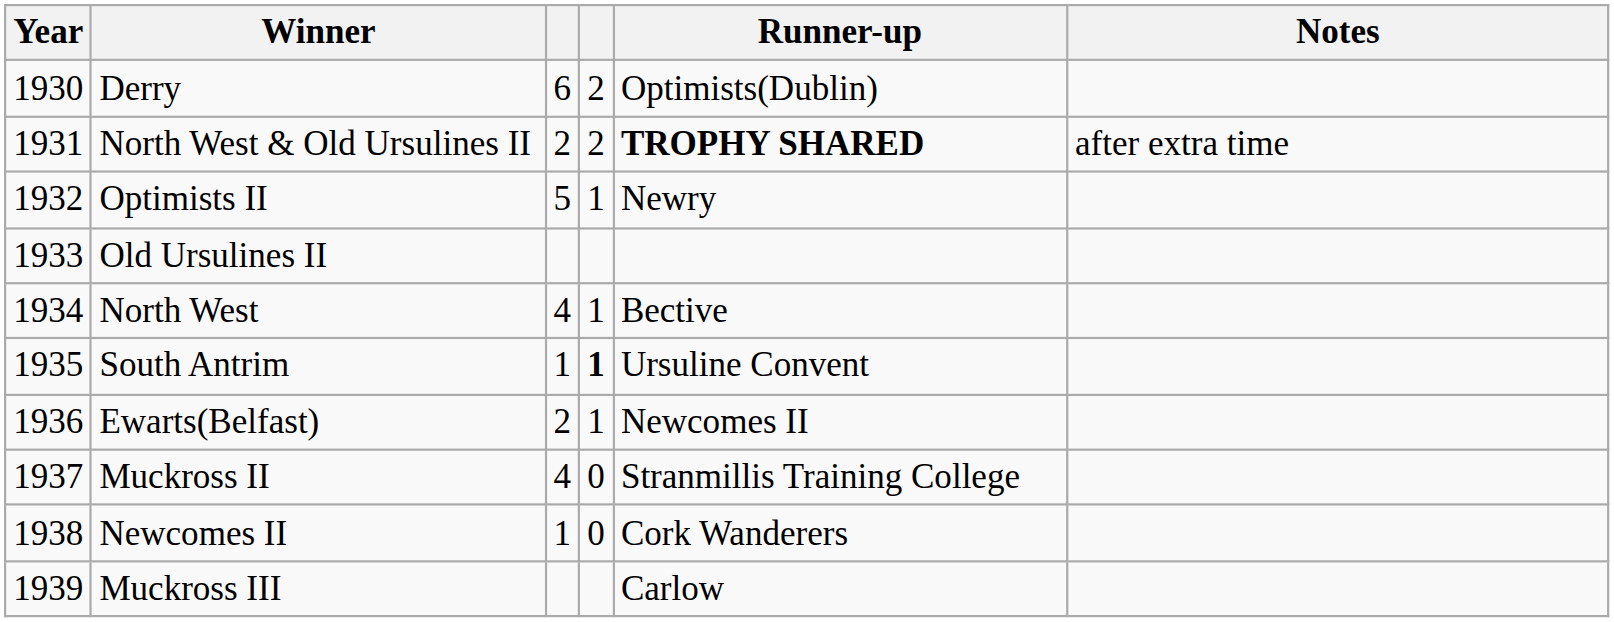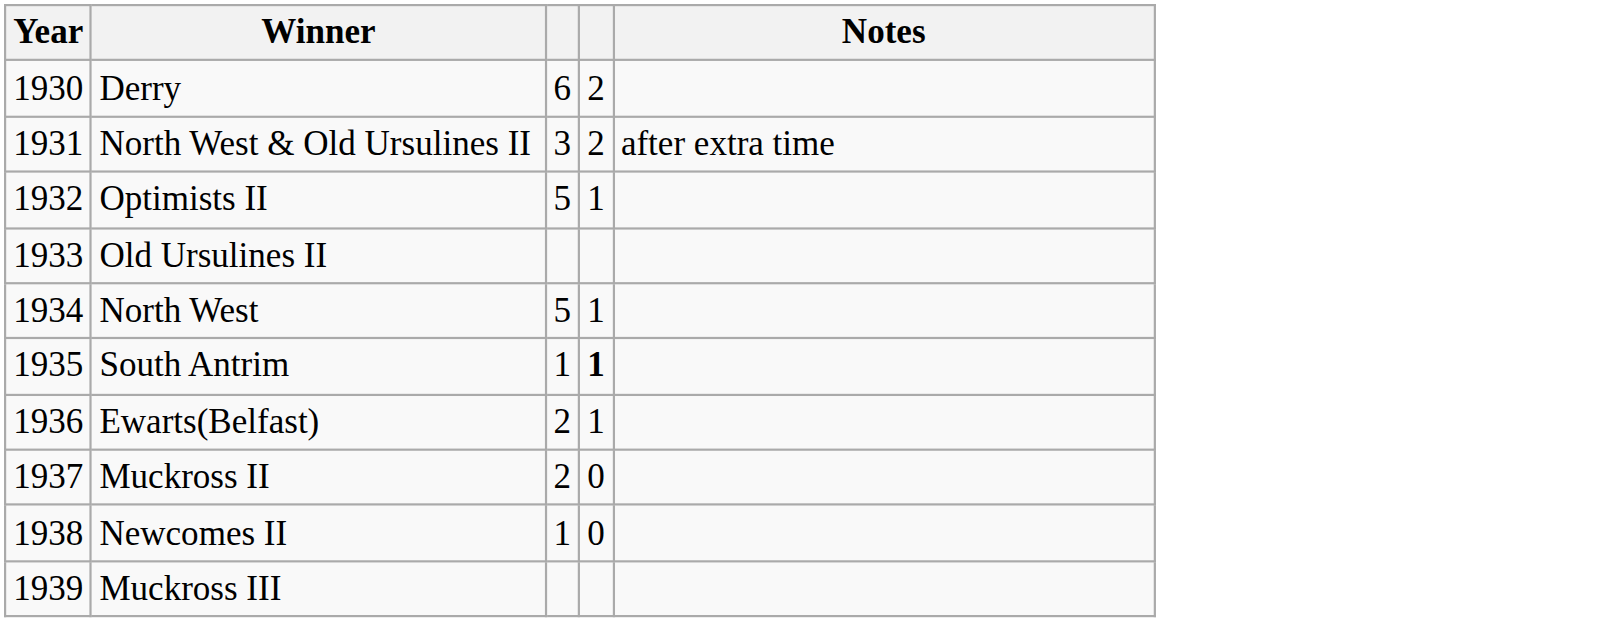- column: (840, 32)
(562, 143) 2 -> (562, 143) 3
(562, 310) 4 -> (562, 310) 5
(562, 476) 4 -> (562, 476) 2
